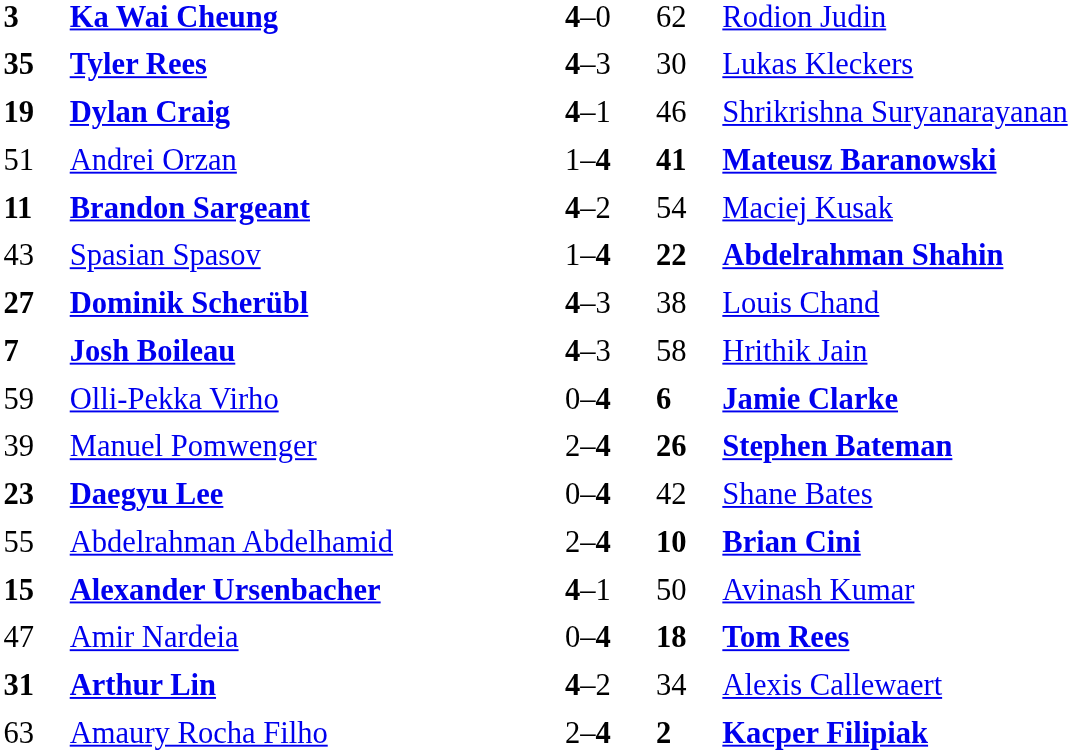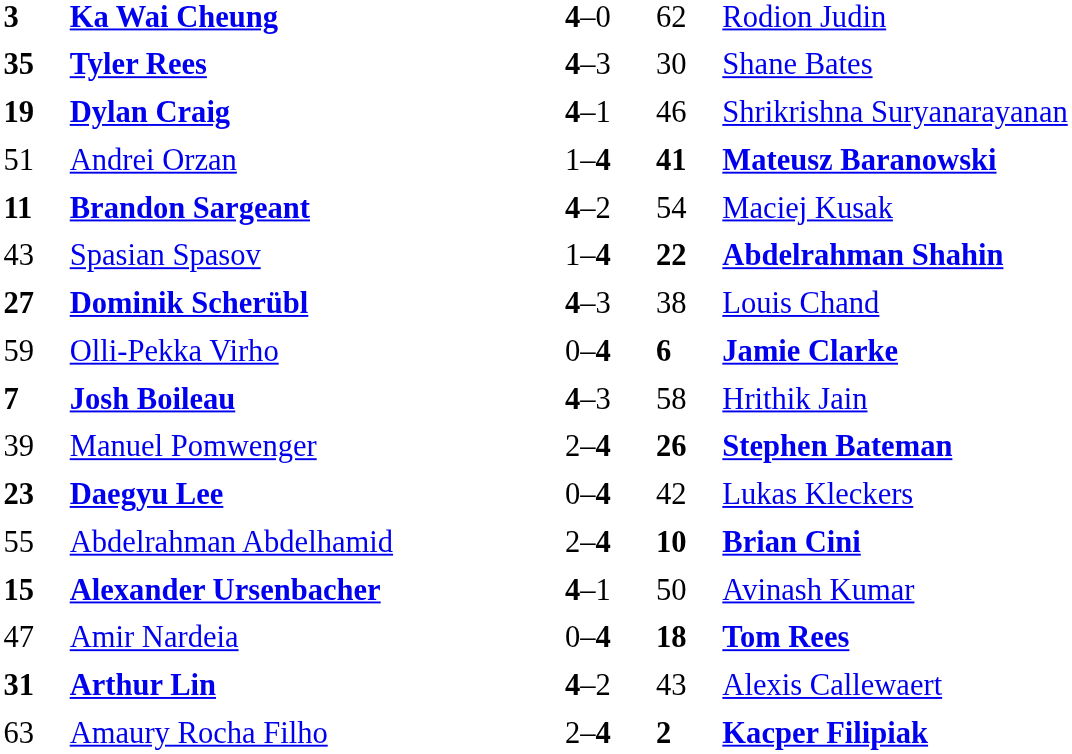(818, 64) Lukas Kleckers -> (797, 64) Shane Bates
rows swapped: (174, 398) <-> (152, 350)
(797, 494) Shane Bates -> (818, 494) Lukas Kleckers
(671, 685) 34 -> (671, 685) 43
